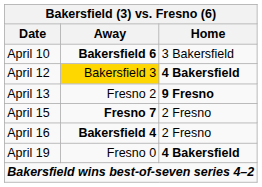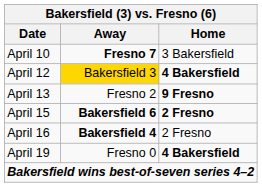(117, 53) Bakersfield 6 -> (130, 53) Fresno 7
(130, 113) Fresno 7 -> (117, 113) Bakersfield 6
(186, 113) normal -> (188, 113) bold
